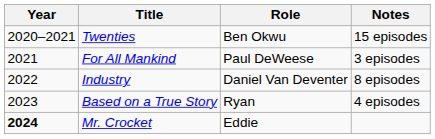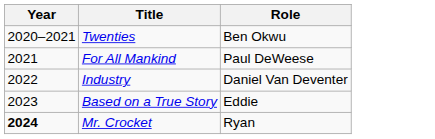- column: (391, 15)
(239, 101) Ryan -> (241, 101) Eddie
(241, 123) Eddie -> (239, 123) Ryan
